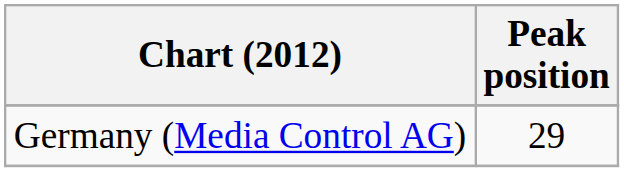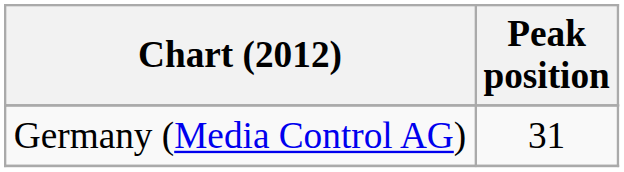(547, 135) 29 -> (547, 135) 31
